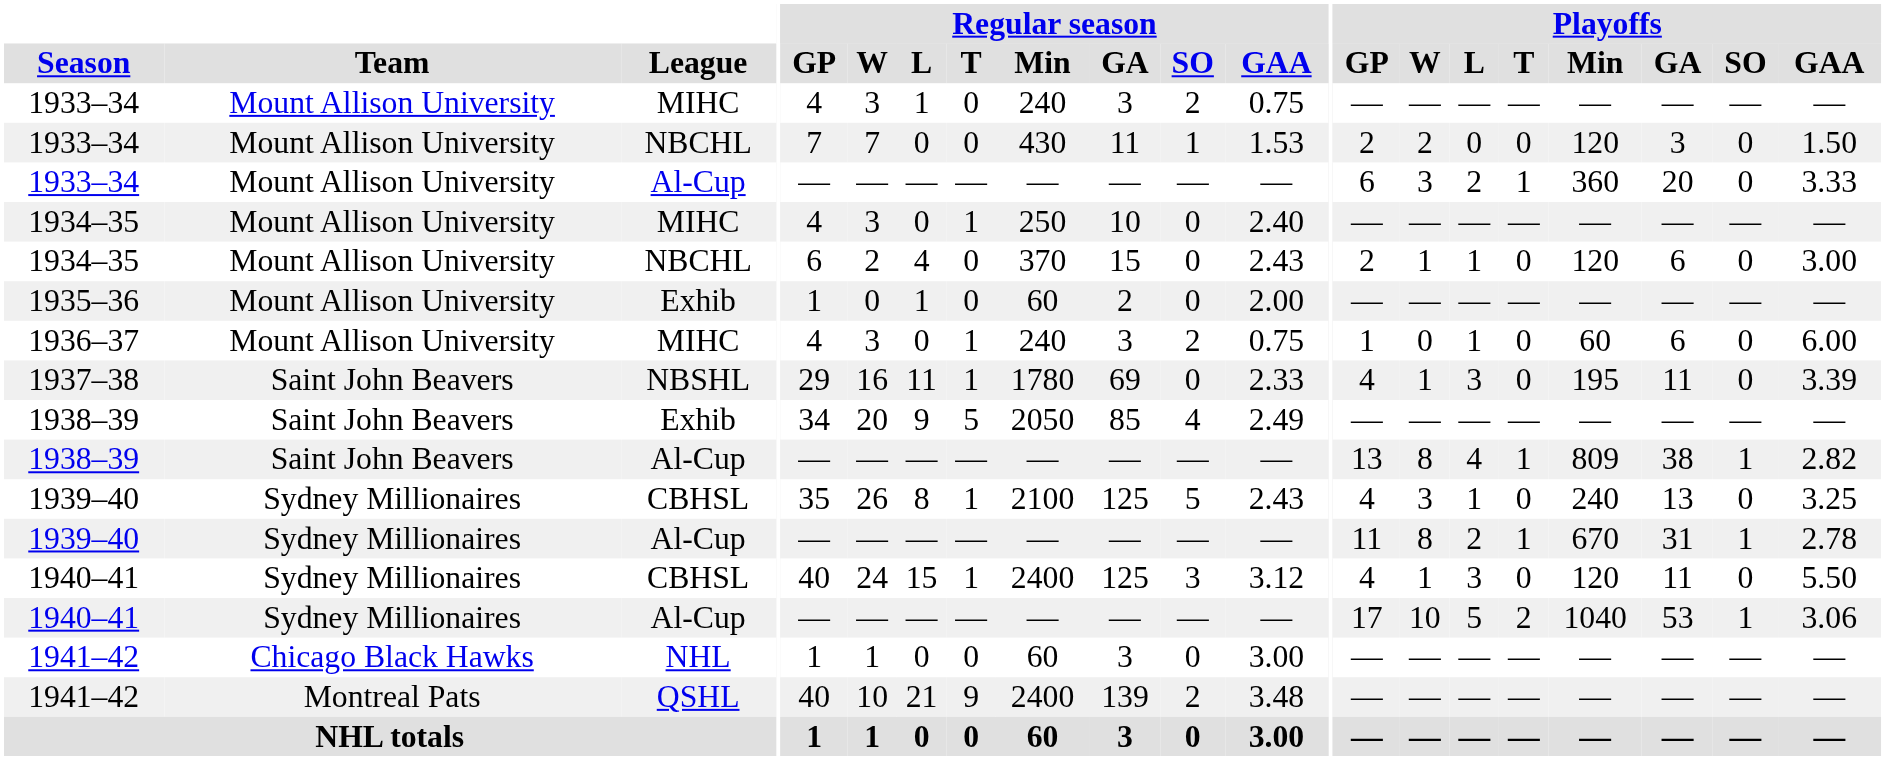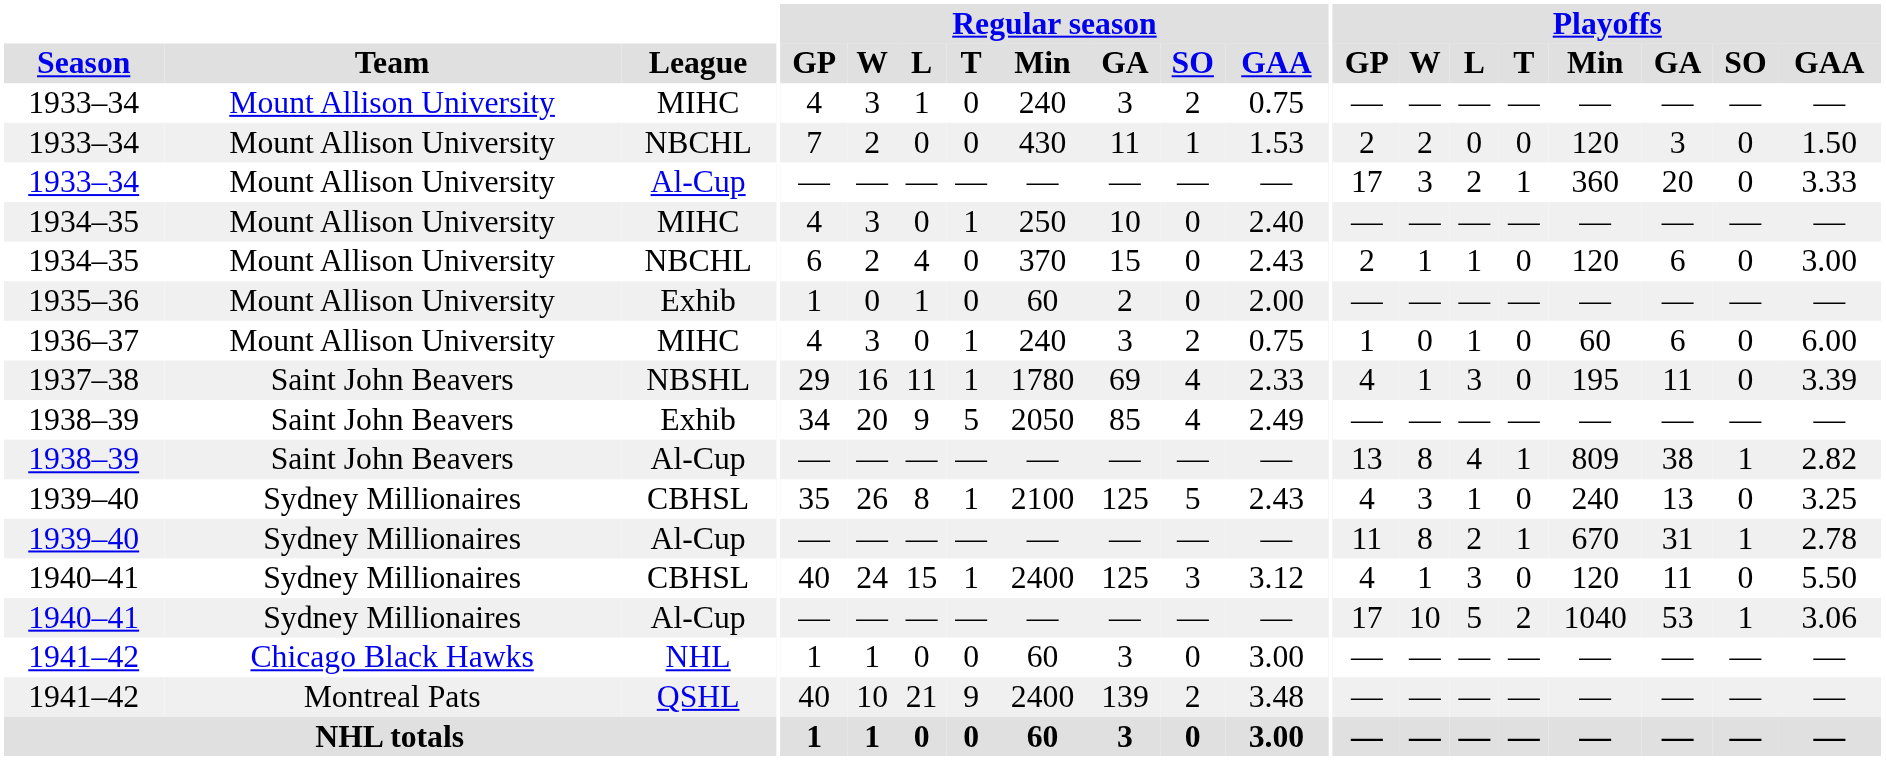(872, 142) 7 -> (872, 142) 2
(1367, 181) 6 -> (1367, 181) 17
(1193, 379) 0 -> (1193, 379) 4
